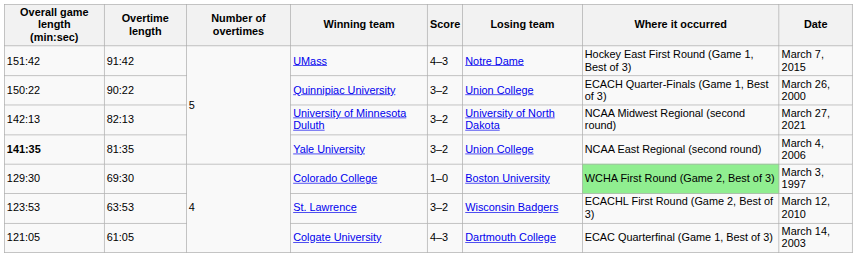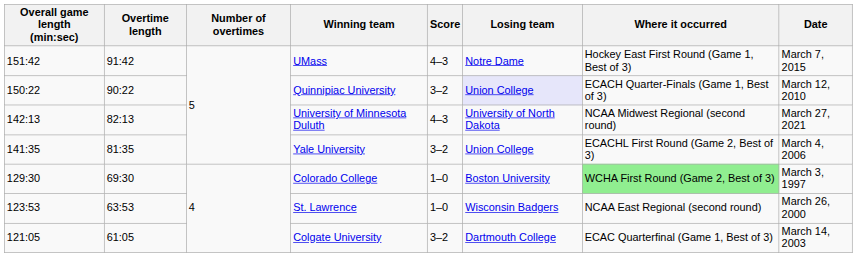(499, 90) no background -> (499, 90) lavender background
(806, 90) March 26, 2000 -> (806, 90) March 12, 2010
(439, 119) 3–2 -> (439, 119) 4–3
(24, 149) bold -> (23, 149) normal
(673, 149) NCAA East Regional (second round) -> (679, 149) ECACHL First Round (Game 2, Best of 3)
(439, 208) 3–2 -> (439, 208) 1–0
(679, 208) ECACHL First Round (Game 2, Best of 3) -> (673, 208) NCAA East Regional (second round)
(806, 208) March 12, 2010 -> (806, 208) March 26, 2000
(439, 237) 4–3 -> (439, 237) 3–2
